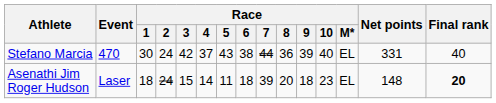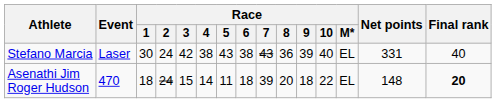(109, 54) 470 -> (114, 54) Laser
(206, 54) 37 -> (206, 54) 38
(266, 54) 44 -> (266, 54) 43
(114, 81) Laser -> (109, 81) 470
(326, 81) 23 -> (326, 81) 22
